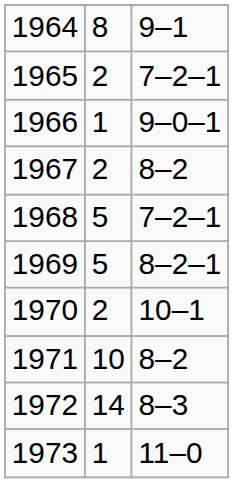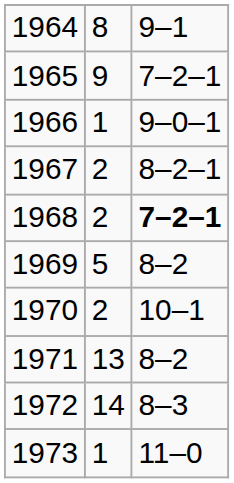(100, 75) 2 -> (100, 75) 9
(163, 169) 8–2 -> (180, 169) 8–2–1
(100, 216) 5 -> (100, 216) 2
(180, 216) normal -> (180, 216) bold
(180, 264) 8–2–1 -> (163, 264) 8–2
(108, 358) 10 -> (108, 358) 13
